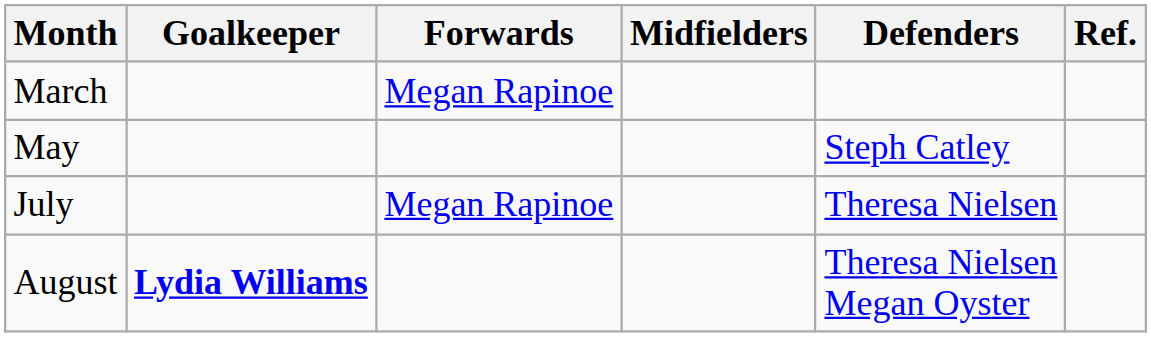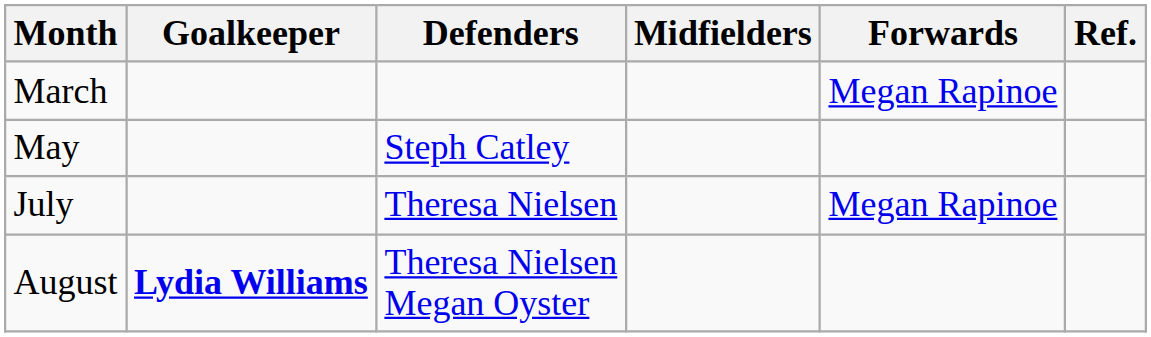columns swapped: (941, 33) <-> (499, 33)
